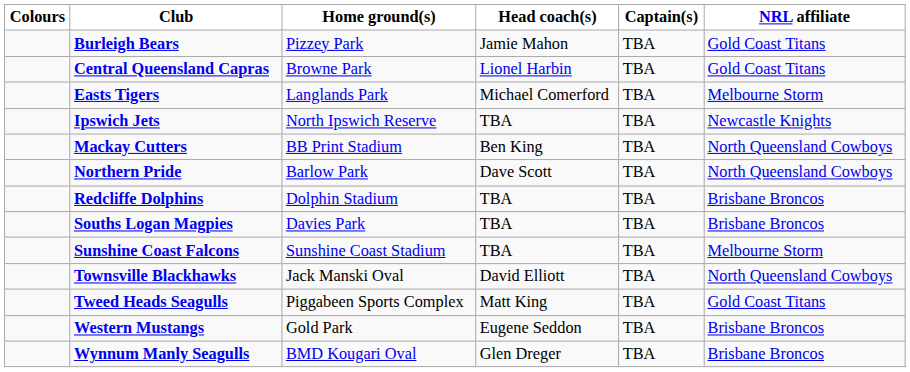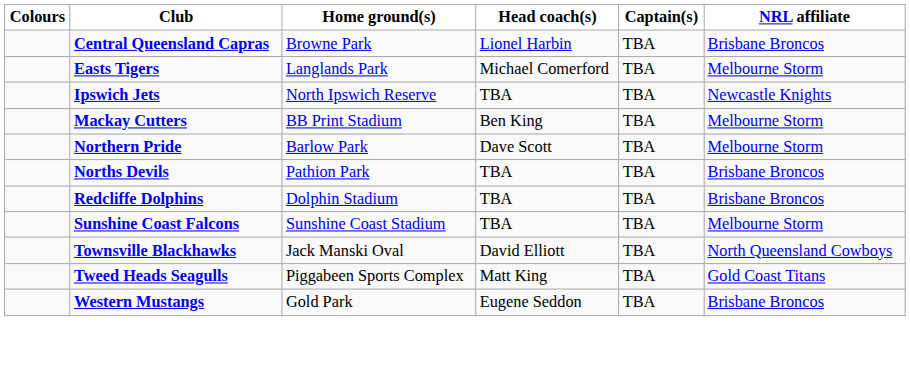- row: (126, 43)
(766, 69) Gold Coast Titans -> (766, 43) Brisbane Broncos
(800, 146) North Queensland Cowboys -> (765, 120) Melbourne Storm
(800, 172) North Queensland Cowboys -> (765, 146) Melbourne Storm
+ row: (121, 172)
- row: (153, 224)
- row: (162, 353)
